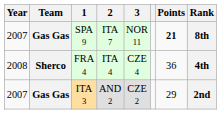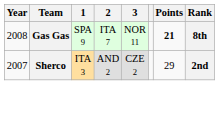(17, 36) 2007 -> (17, 36) 2008
- row: (84, 65)
(51, 94) Gas Gas -> (51, 65) Sherco
